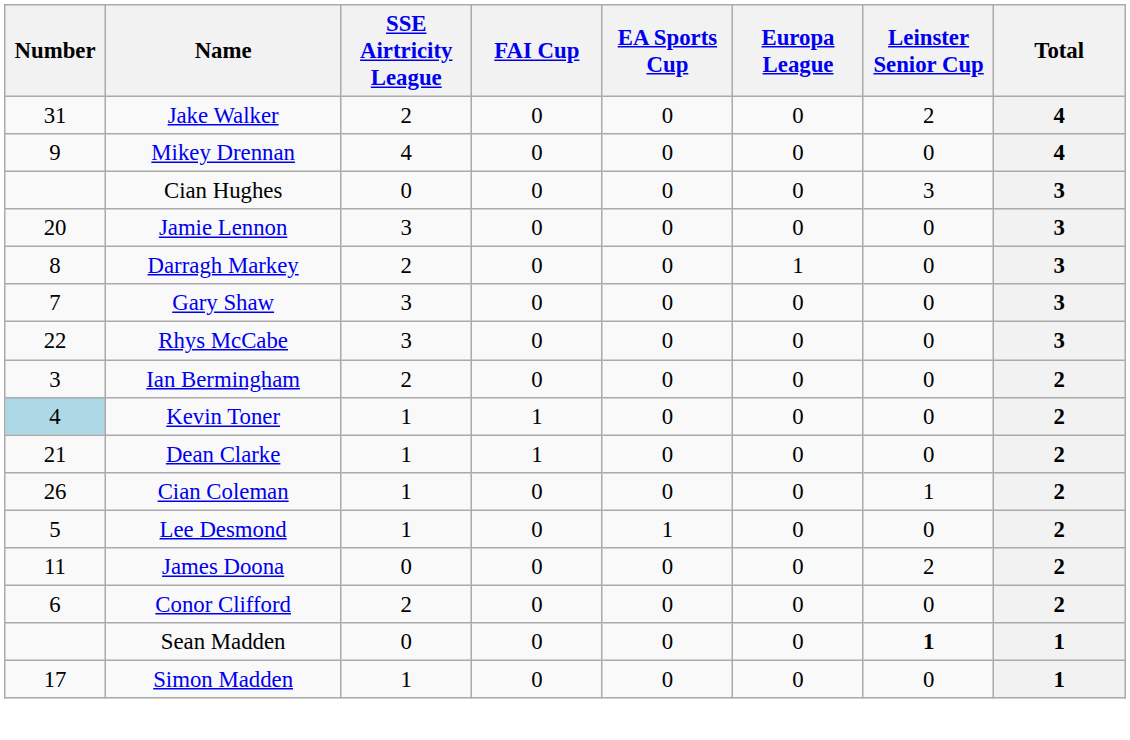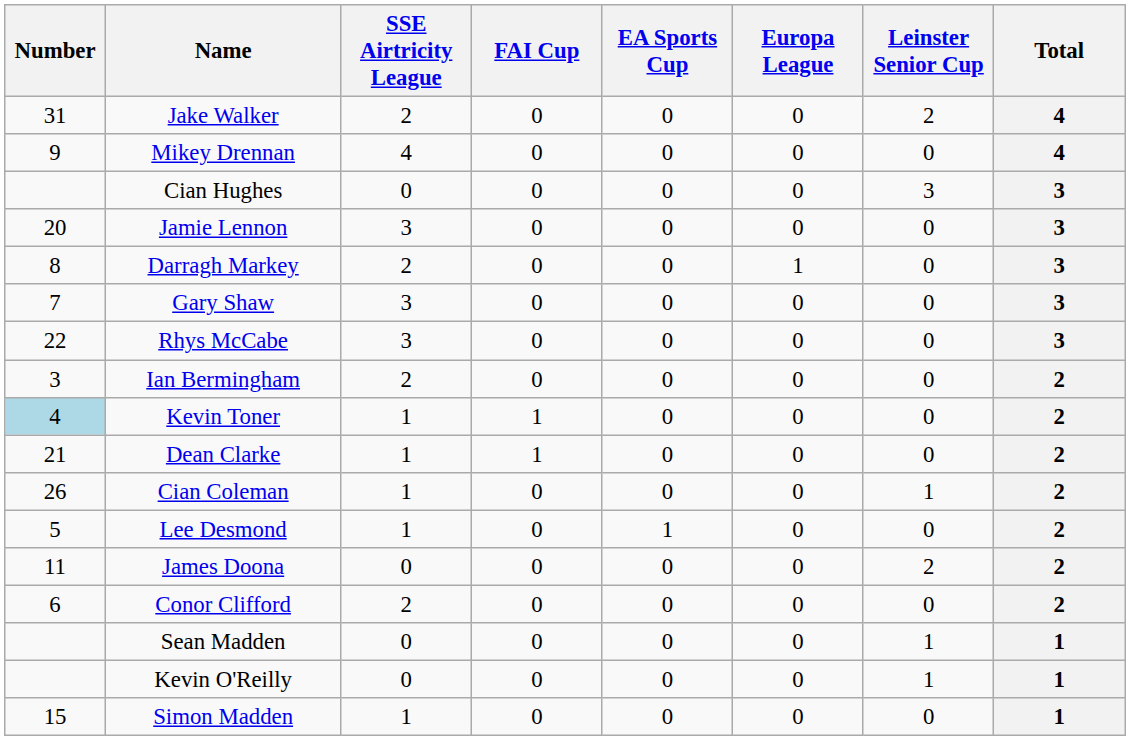(929, 641) bold -> (929, 641) normal
+ row: (223, 678)
(55, 678) 17 -> (55, 716) 15
